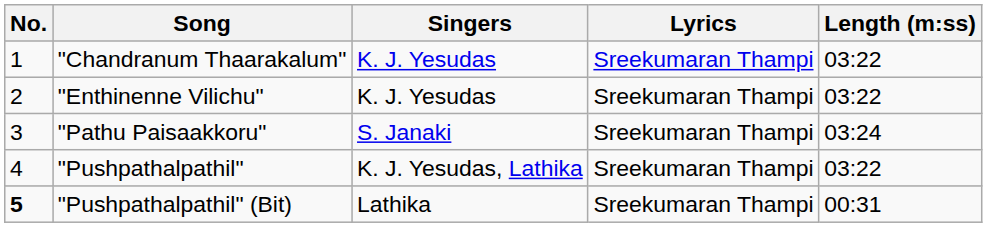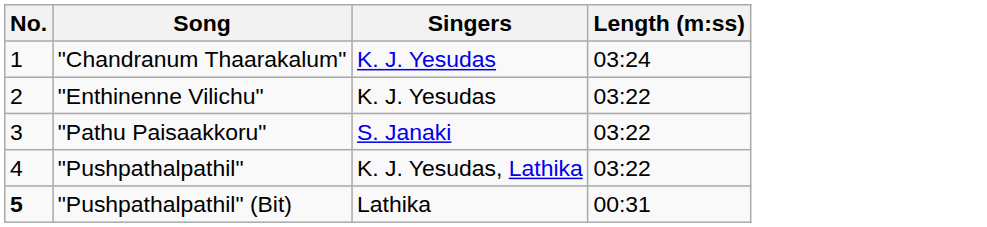- column: (703, 23)
(853, 59) 03:22 -> (622, 59) 03:24
(853, 132) 03:24 -> (622, 132) 03:22
